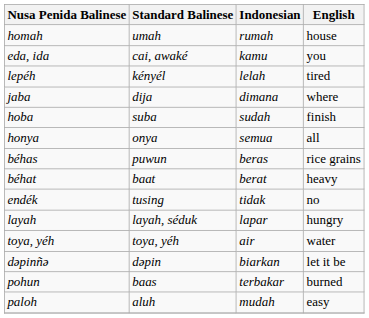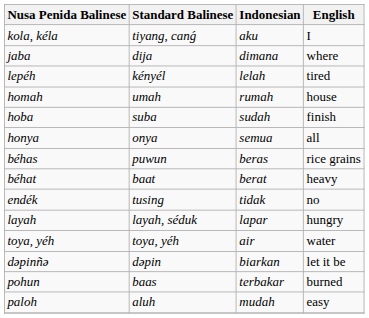+ row: (33, 35)
rows swapped: (19, 96) <-> (25, 35)
- row: (28, 55)
